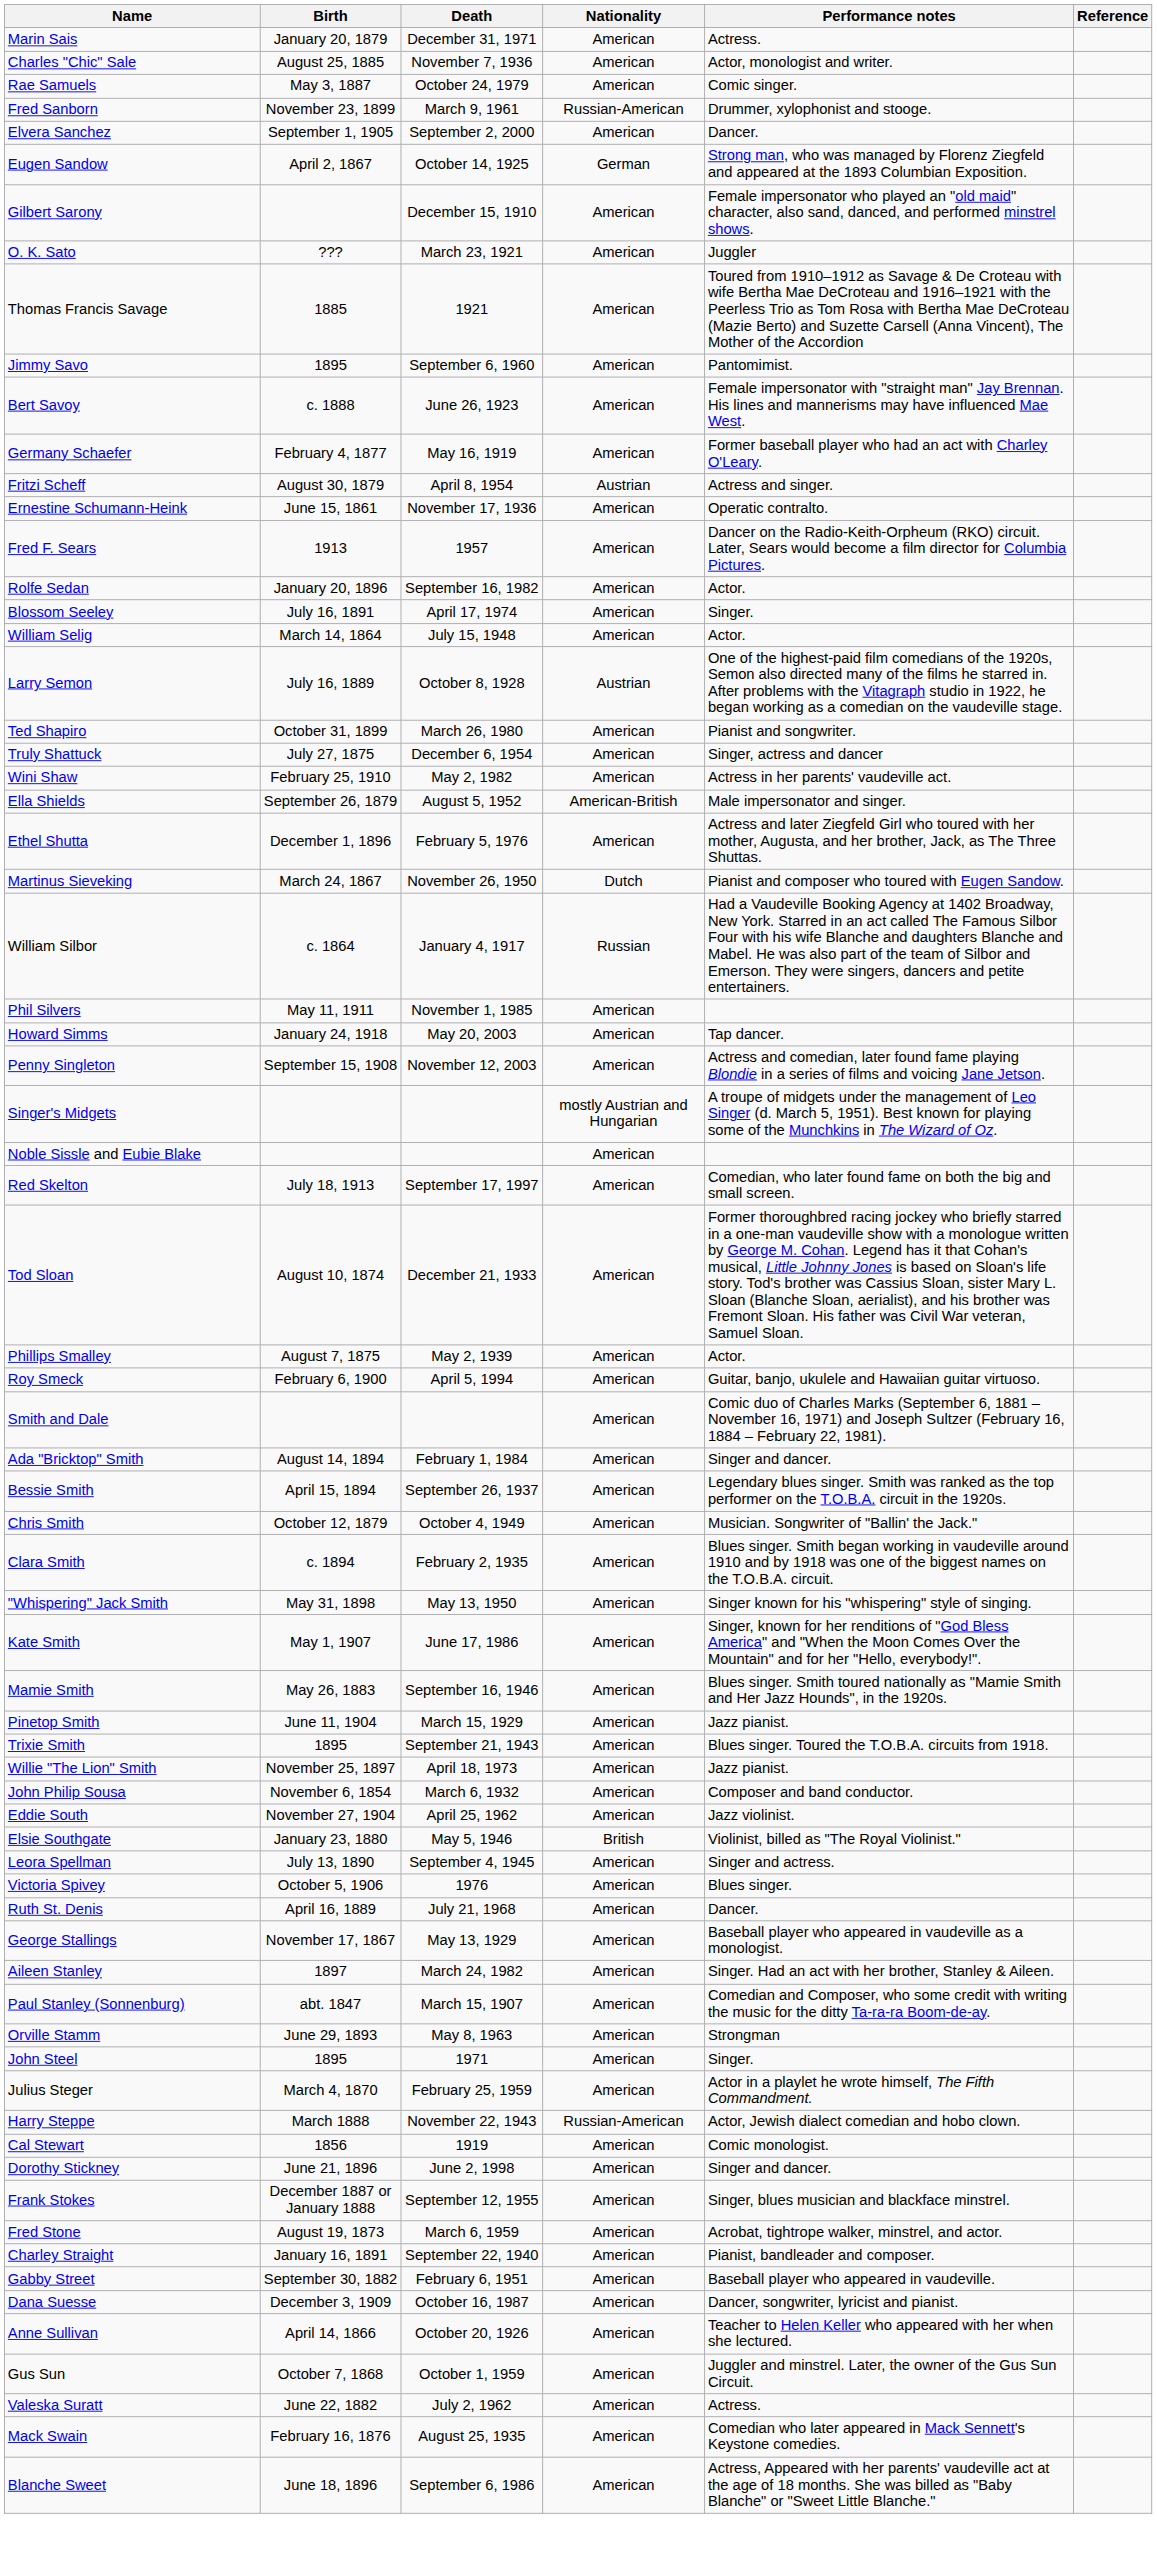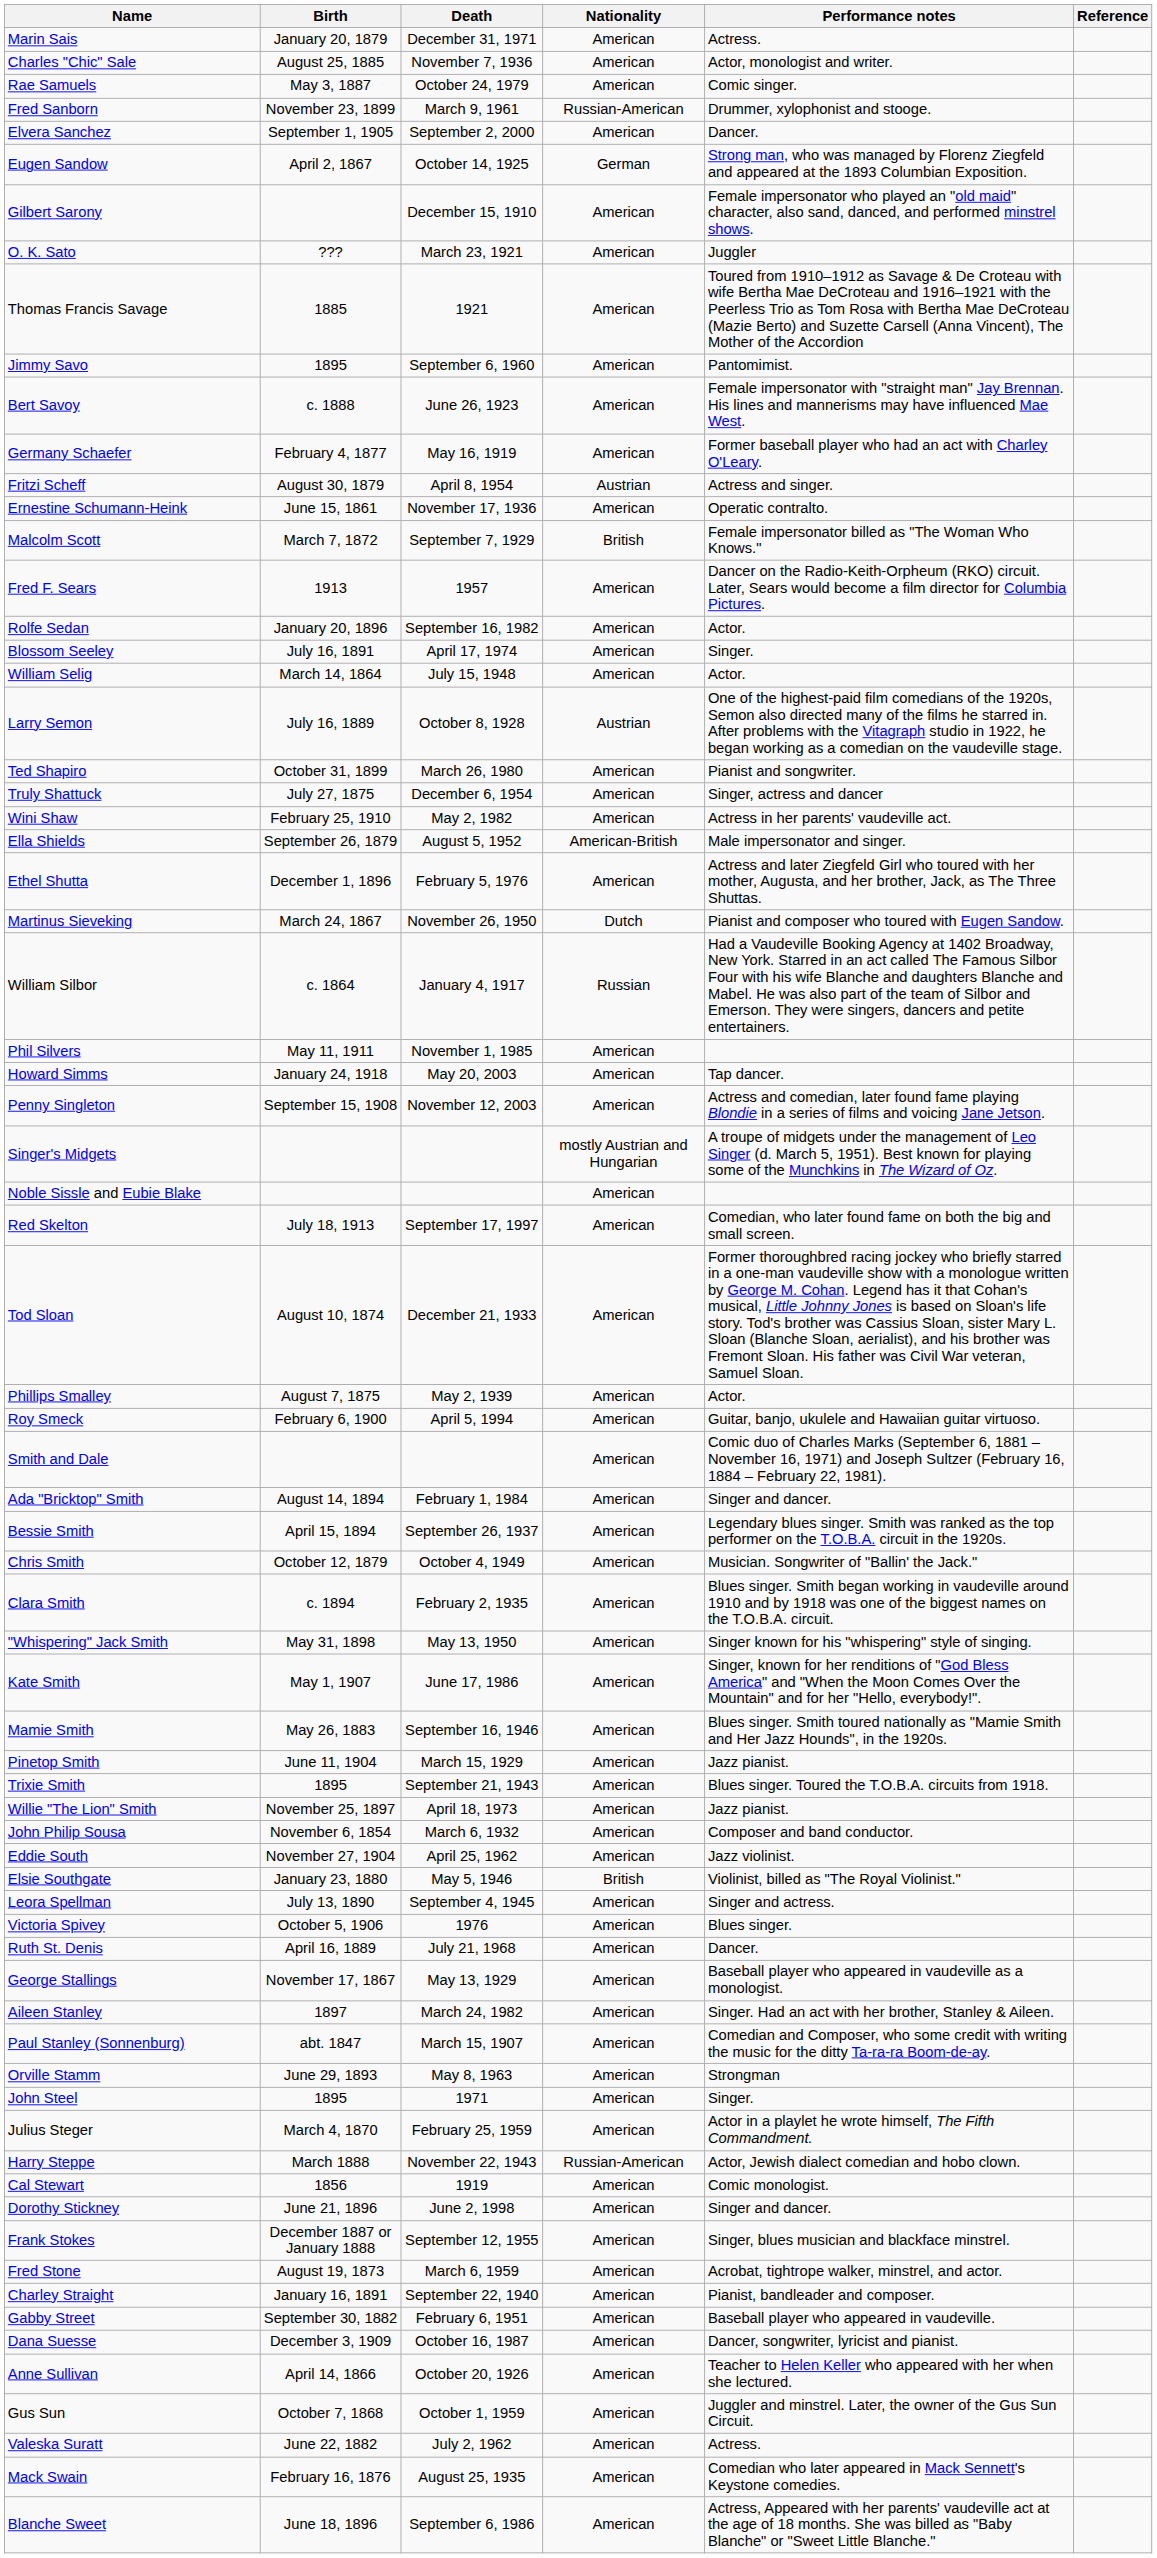+ row: (54, 540)
